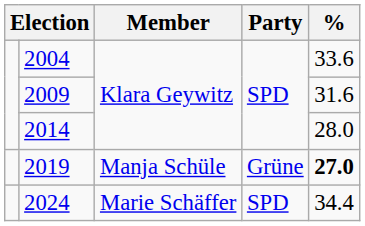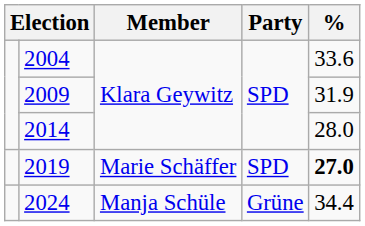(334, 94) 31.6 -> (334, 94) 31.9
(163, 166) Manja Schüle -> (168, 166) Marie Schäffer
(275, 166) Grüne -> (268, 166) SPD
(168, 202) Marie Schäffer -> (163, 202) Manja Schüle
(268, 202) SPD -> (275, 202) Grüne
